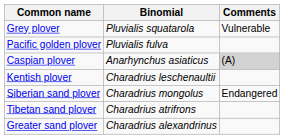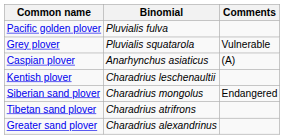rows swapped: (54, 45) <-> (33, 28)
(228, 61) lightgrey background -> (228, 61) no background
